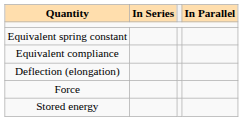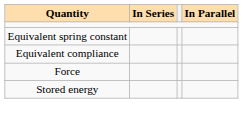- row: (67, 71)
